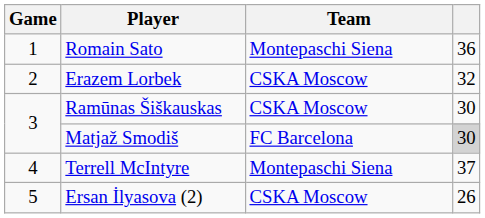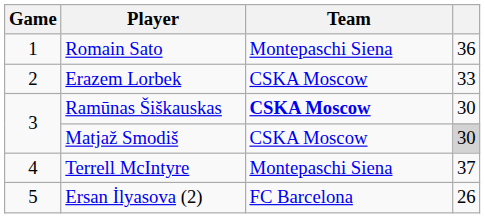(466, 78) 32 -> (466, 78) 33
(309, 108) normal -> (310, 108) bold
(301, 138) FC Barcelona -> (309, 138) CSKA Moscow
(309, 197) CSKA Moscow -> (301, 197) FC Barcelona
